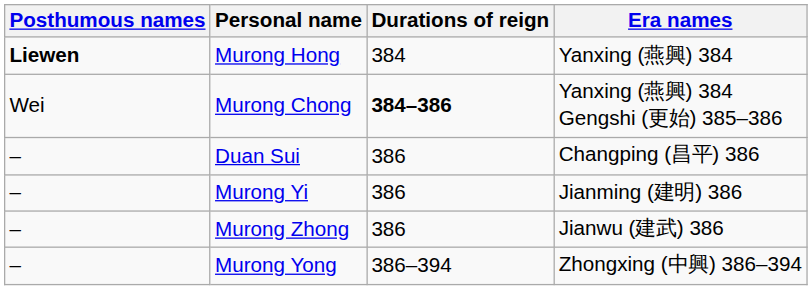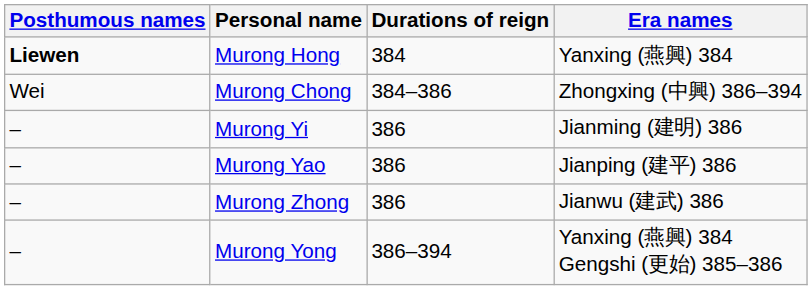(412, 105) bold -> (412, 92) normal
(671, 105) Yanxing (燕興) 384 Gengshi (更始) 385–386 -> (680, 91) Zhongxing (中興) 386–394
- row: (257, 155)
+ row: (270, 165)
(680, 264) Zhongxing (中興) 386–394 -> (671, 251) Yanxing (燕興) 384 Gengshi (更始) 385–386
